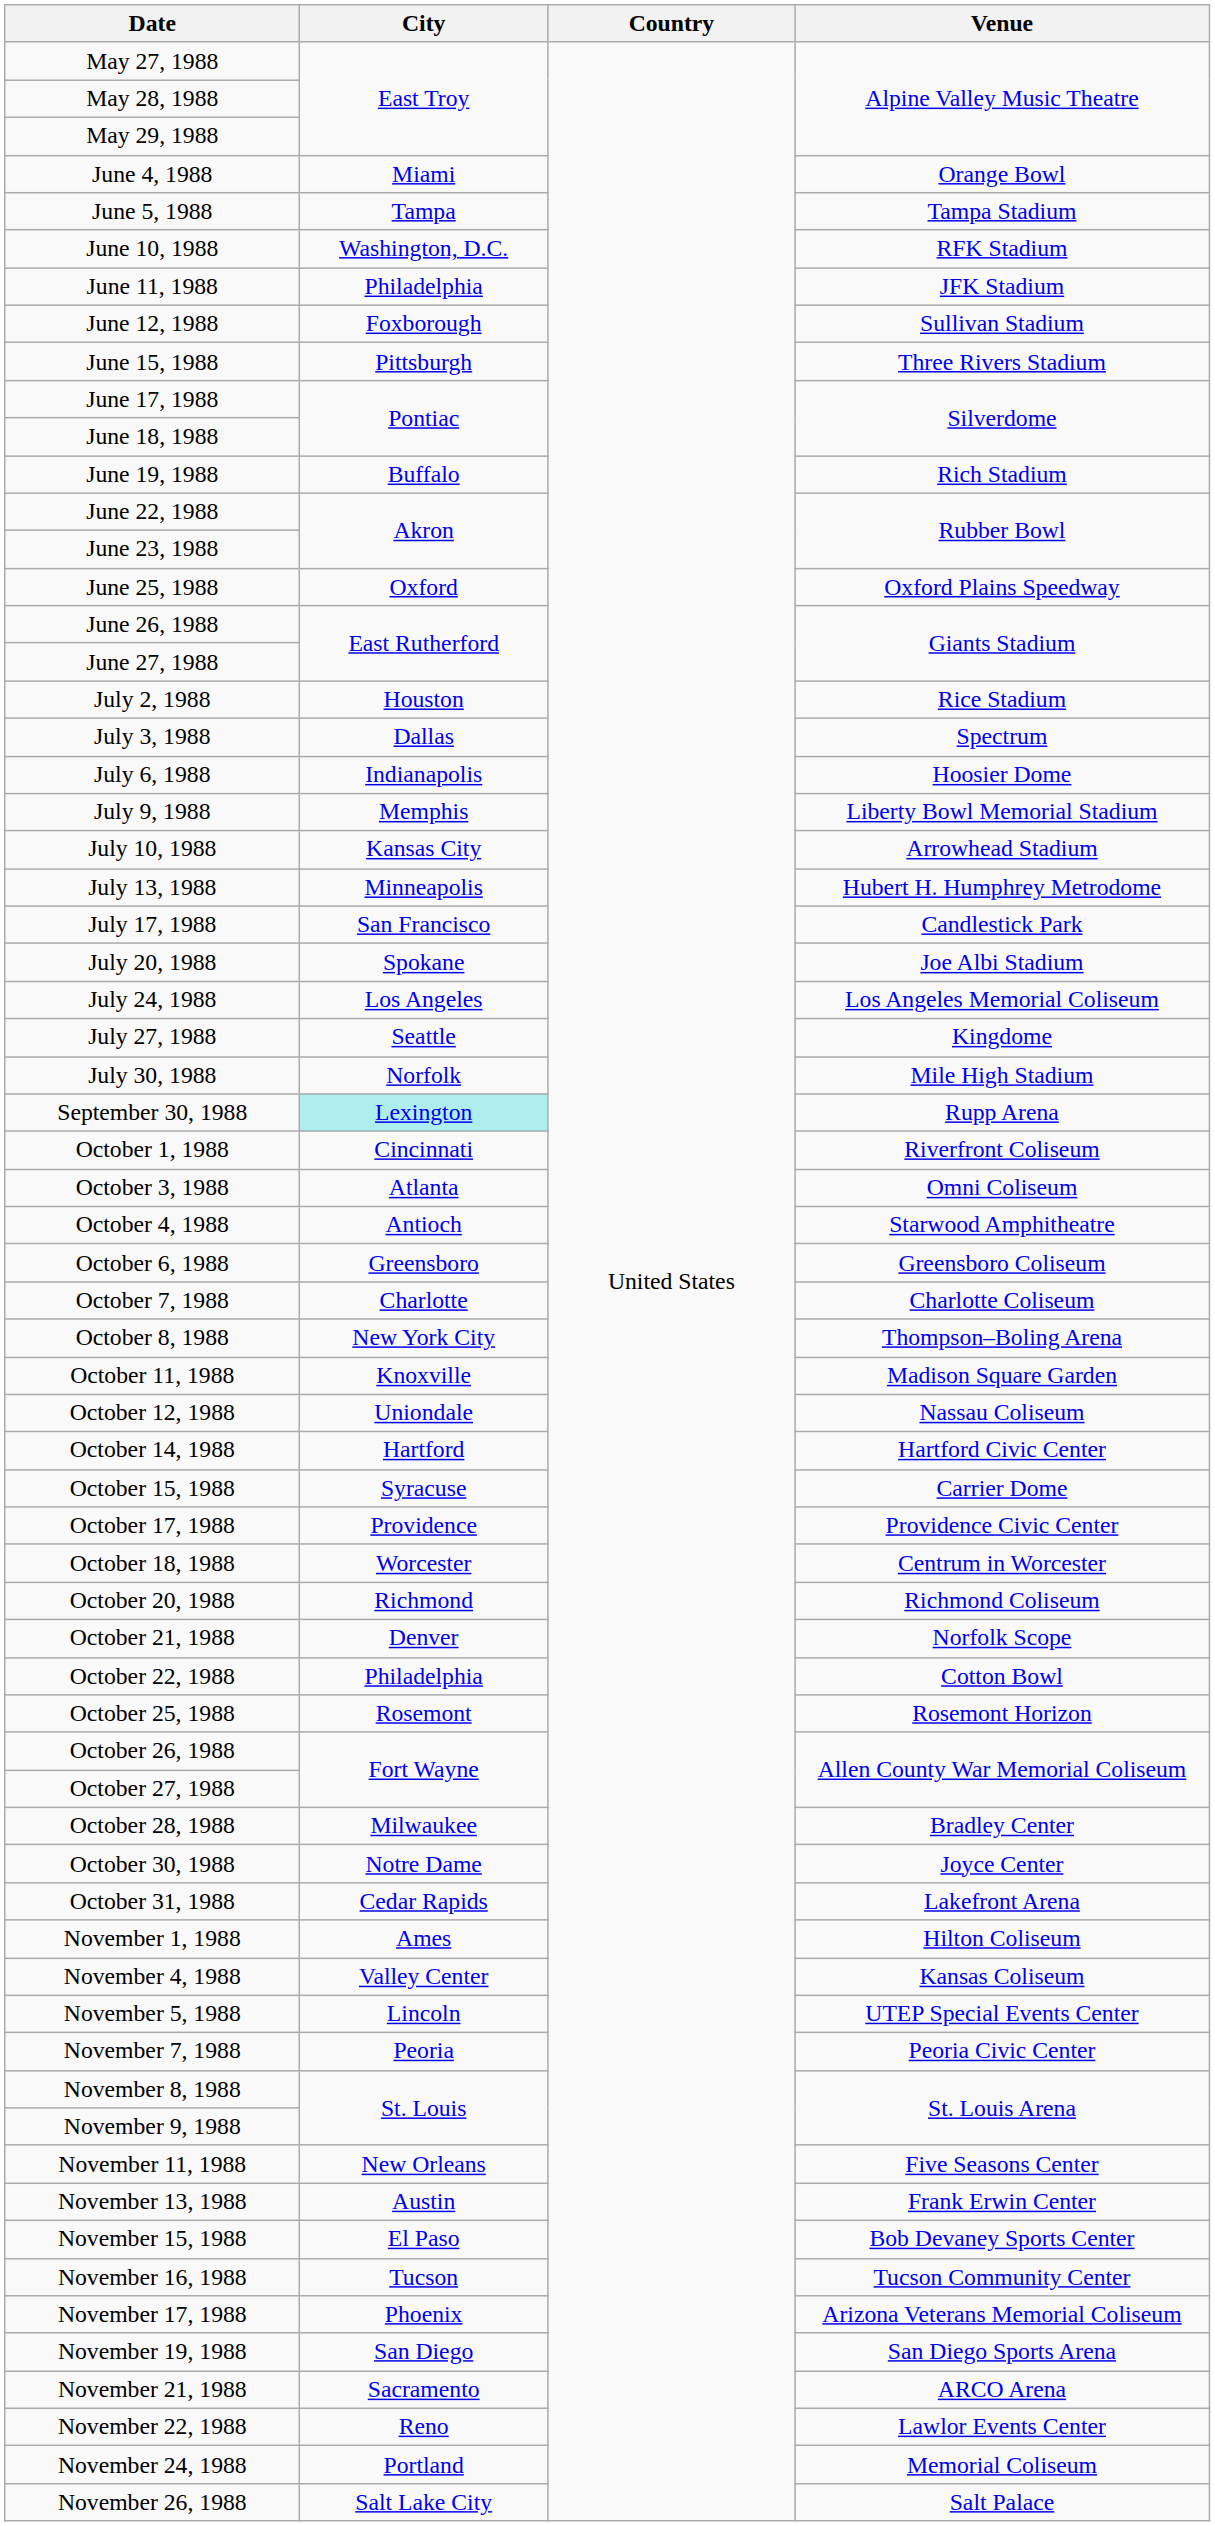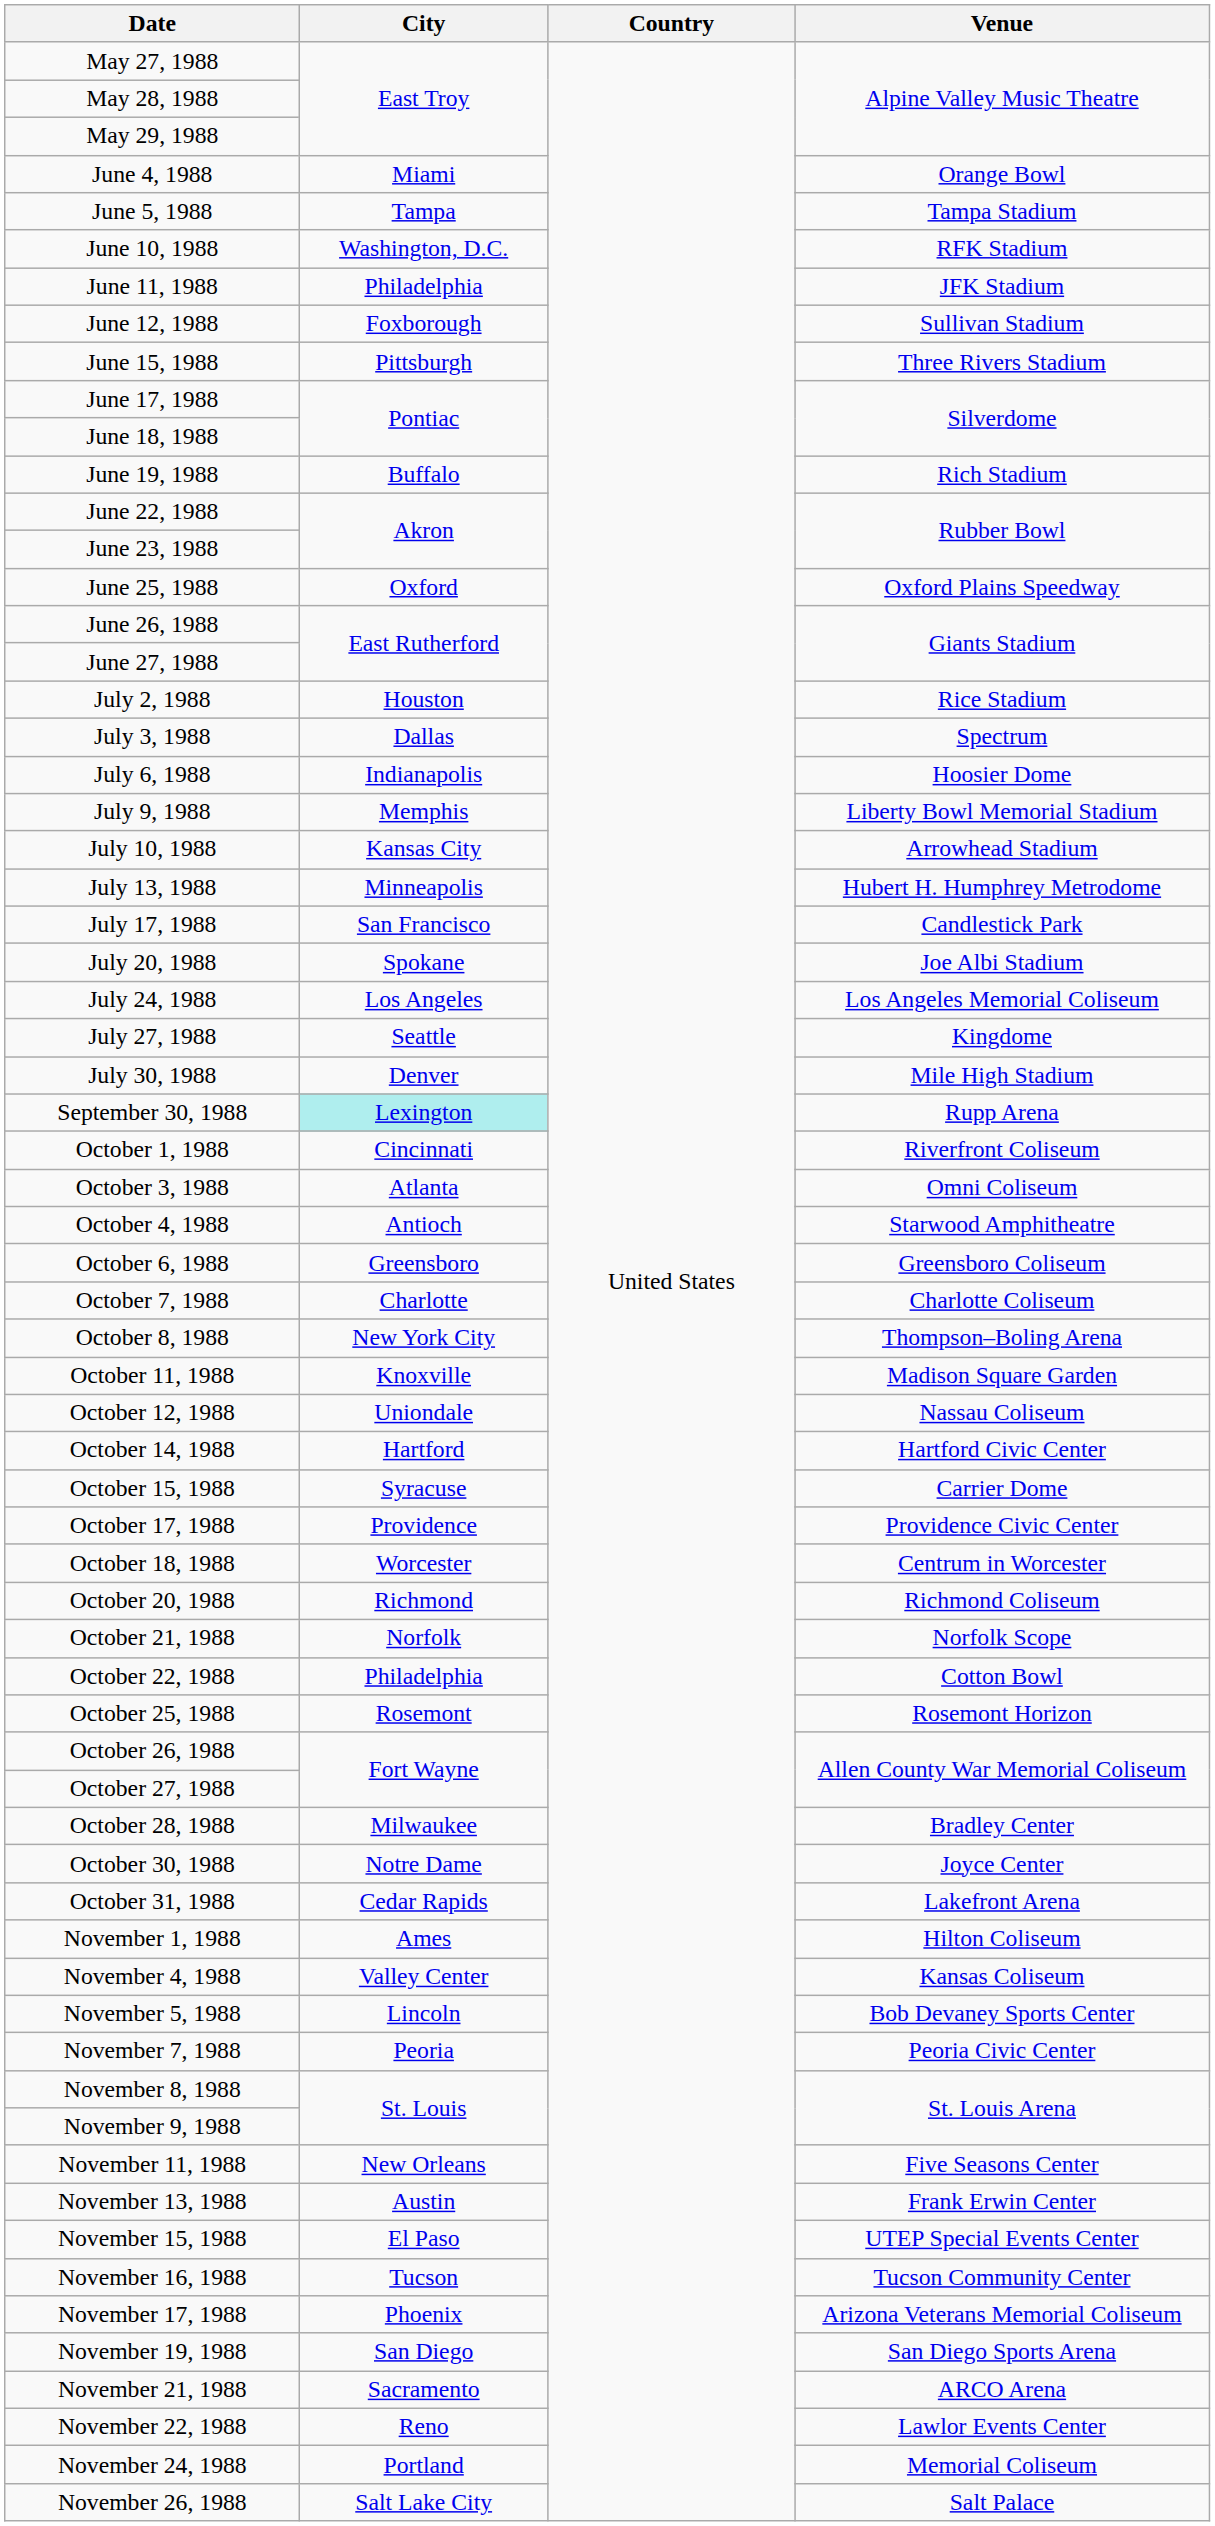(424, 1074) Norfolk -> (424, 1074) Denver
(424, 1638) Denver -> (424, 1638) Norfolk
(1002, 2013) UTEP Special Events Center -> (1002, 2013) Bob Devaney Sports Center
(1002, 2239) Bob Devaney Sports Center -> (1002, 2239) UTEP Special Events Center
